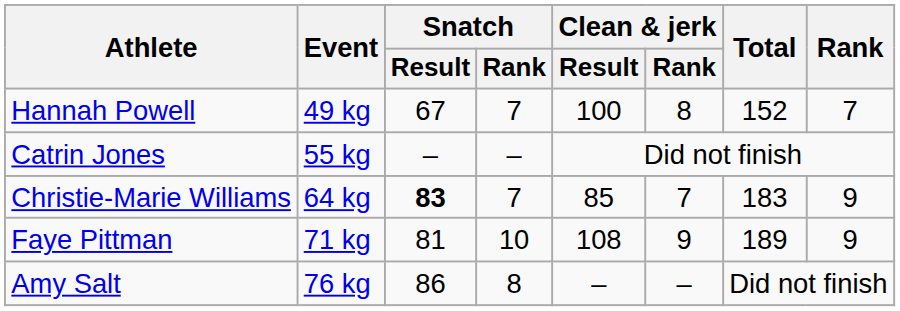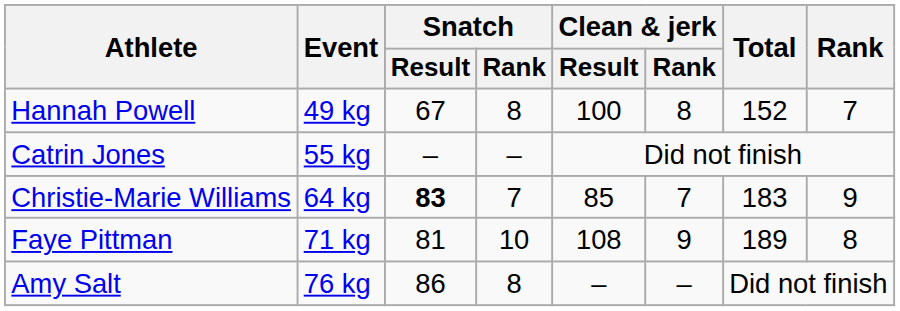(514, 111) 7 -> (514, 111) 8
(850, 241) 9 -> (850, 241) 8
